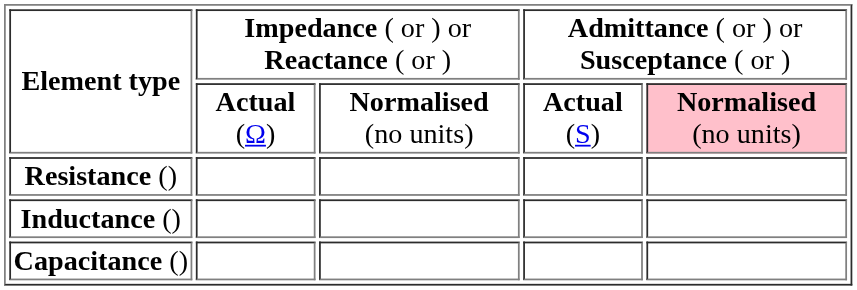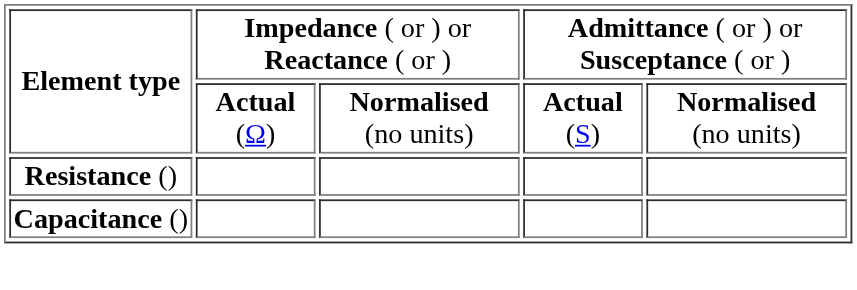(747, 118) pink background -> (747, 118) no background
- row: (101, 218)
